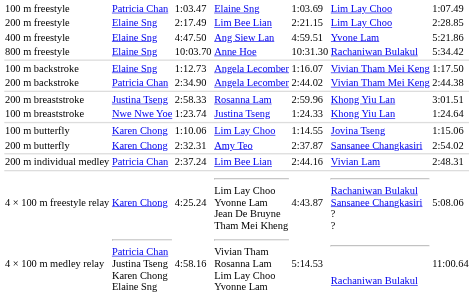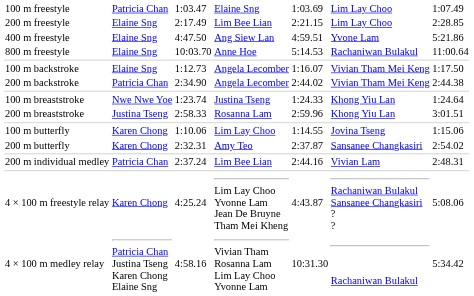(310, 51) 10:31.30 -> (307, 51) 5:14.53
(448, 51) 5:34.42 -> (450, 51) 11:00.64
rows swapped: (45, 114) <-> (45, 99)
(307, 263) 5:14.53 -> (310, 263) 10:31.30
(450, 263) 11:00.64 -> (448, 263) 5:34.42
